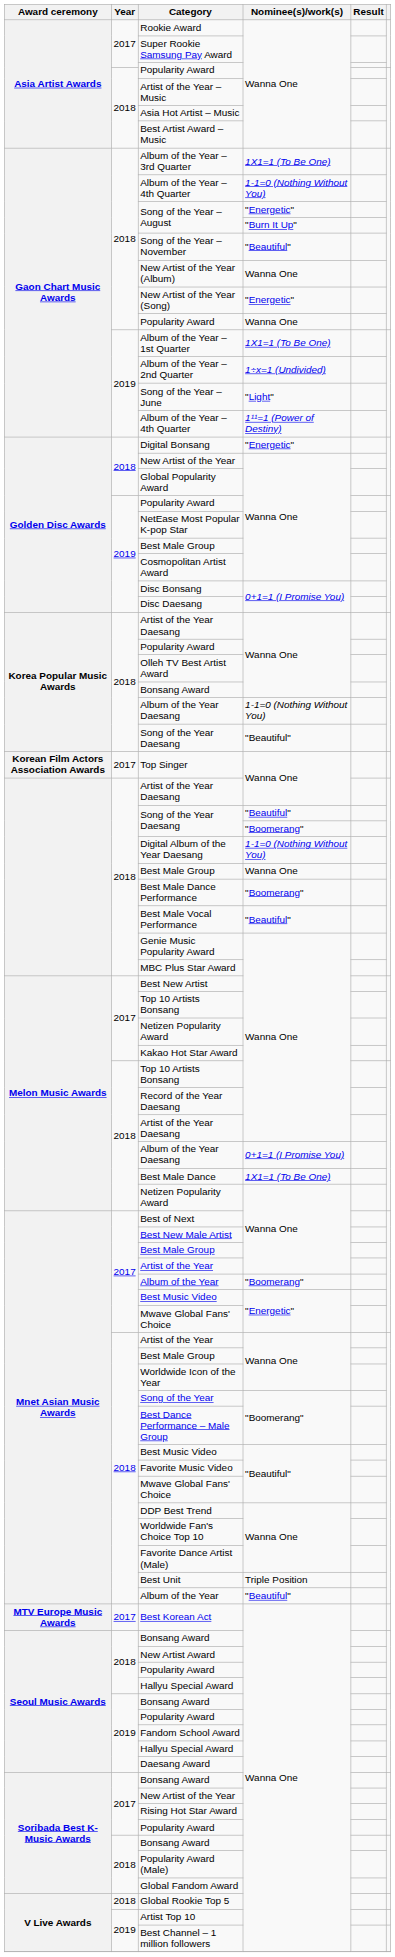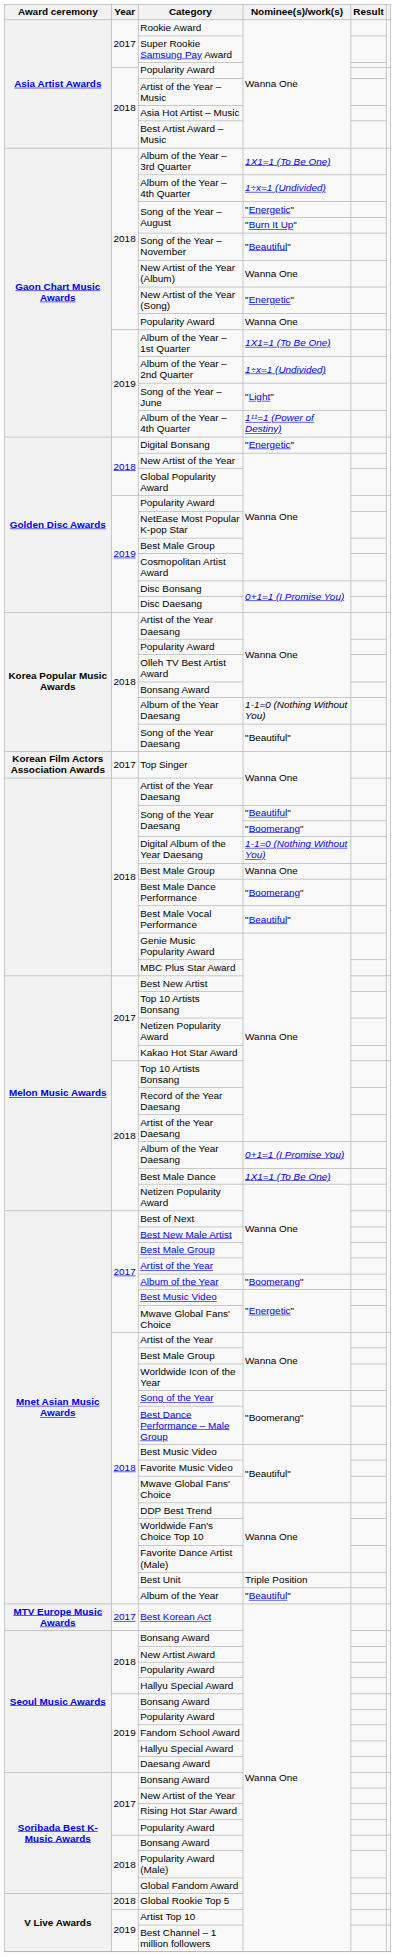(296, 188) 1-1=0 (Nothing Without You) -> (285, 188) 1÷x=1 (Undivided)
